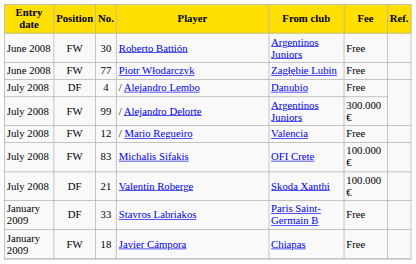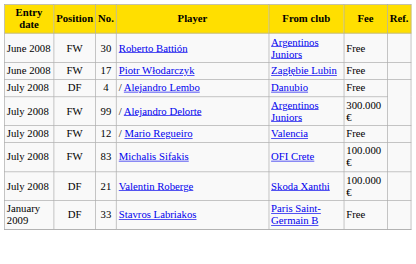(106, 71) 77 -> (106, 71) 17
- row: (153, 244)
